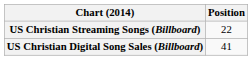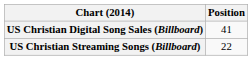rows swapped: (105, 47) <-> (105, 30)
